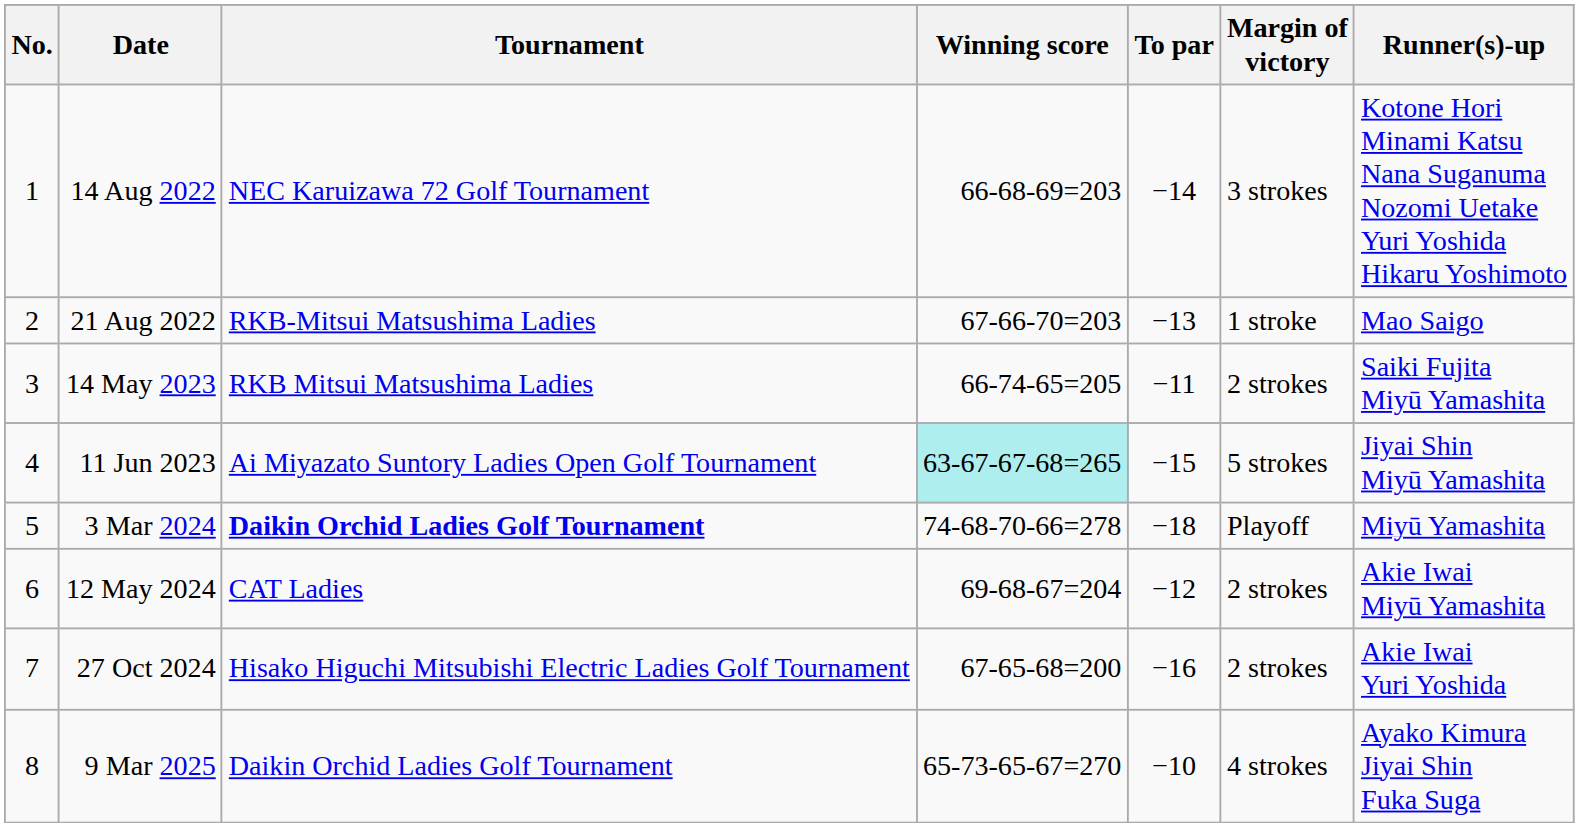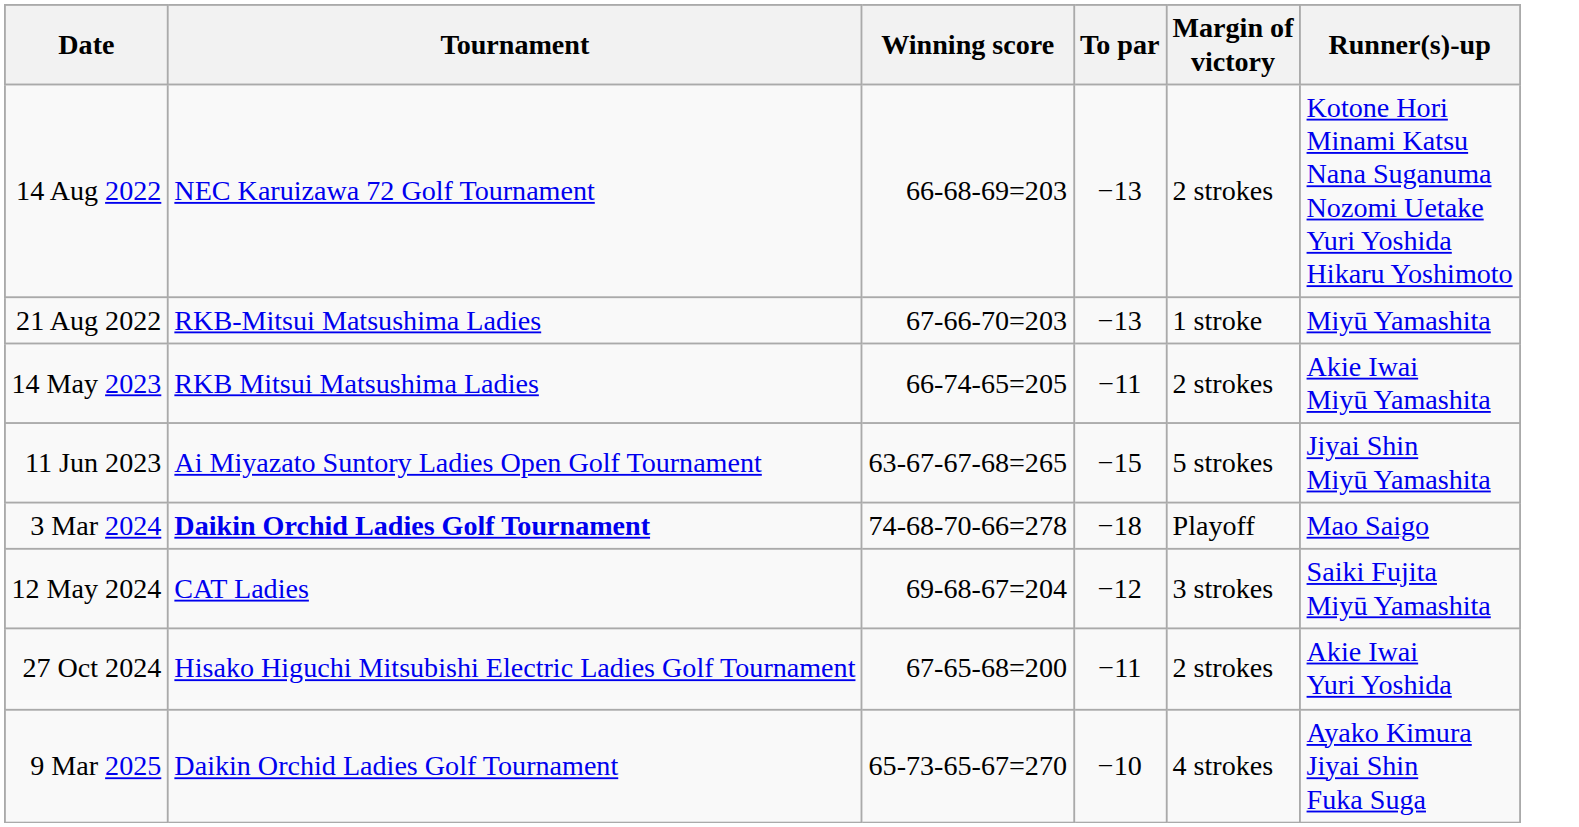- column: (32, 44)
(1174, 190) −14 -> (1120, 190) −13
(1277, 190) 3 strokes -> (1223, 190) 2 strokes
(1422, 320) Mao Saigo -> (1399, 320) Miyū Yamashita
(1453, 383) Saiki Fujita Miyū Yamashita -> (1399, 383) Akie Iwai Miyū Yamashita
(1022, 463) paleturquoise background -> (968, 463) no background
(1453, 526) Miyū Yamashita -> (1368, 526) Mao Saigo
(1277, 589) 2 strokes -> (1223, 589) 3 strokes
(1453, 589) Akie Iwai Miyū Yamashita -> (1399, 589) Saiki Fujita Miyū Yamashita
(1174, 668) −16 -> (1120, 668) −11
